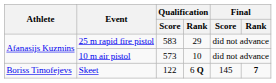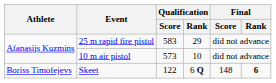(226, 71) 145 -> (226, 71) 148
(256, 71) 7 -> (256, 71) 6
